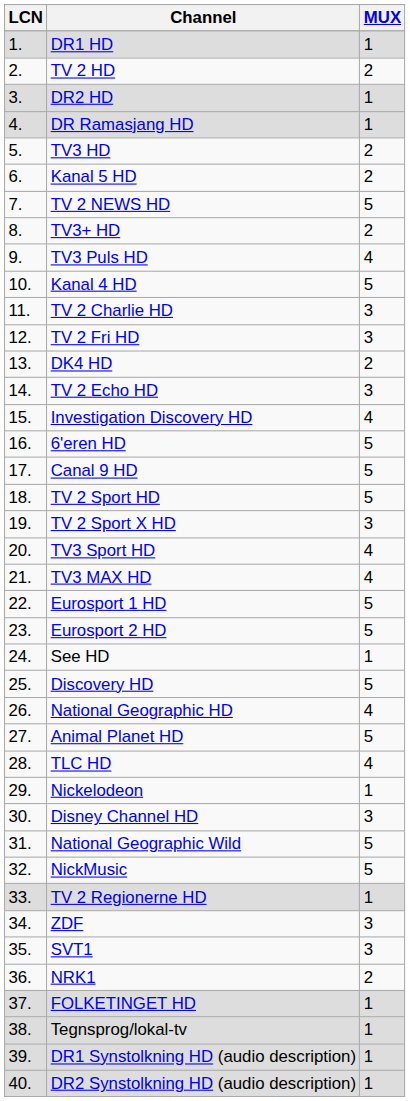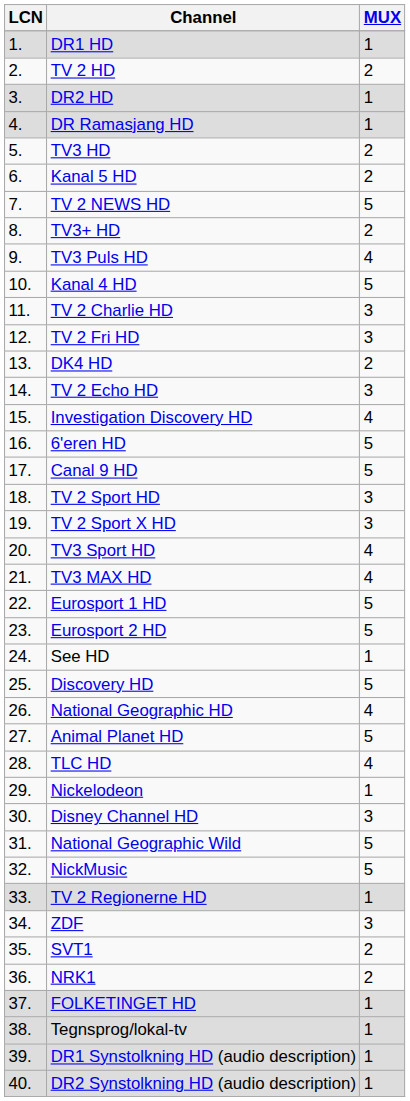(368, 497) 5 -> (368, 497) 3
(368, 950) 3 -> (368, 950) 2
